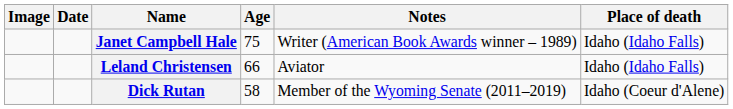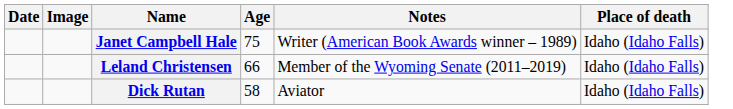columns swapped: (73, 16) <-> (29, 16)
(301, 66) Aviator -> (422, 66) Member of the Wyoming Senate (2011–2019)
(422, 91) Member of the Wyoming Senate (2011–2019) -> (301, 91) Aviator
(654, 91) Idaho (Coeur d'Alene) -> (644, 91) Idaho (Idaho Falls)
